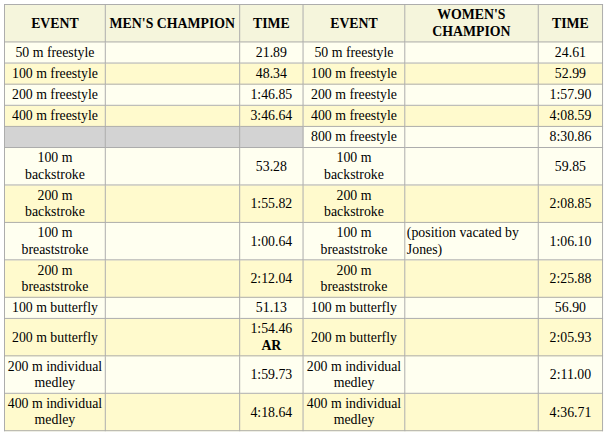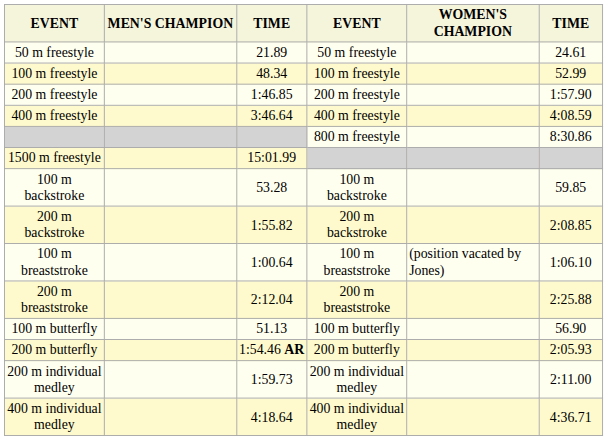+ row: (54, 158)
